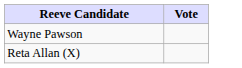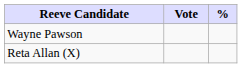+ column: (223, 14)
